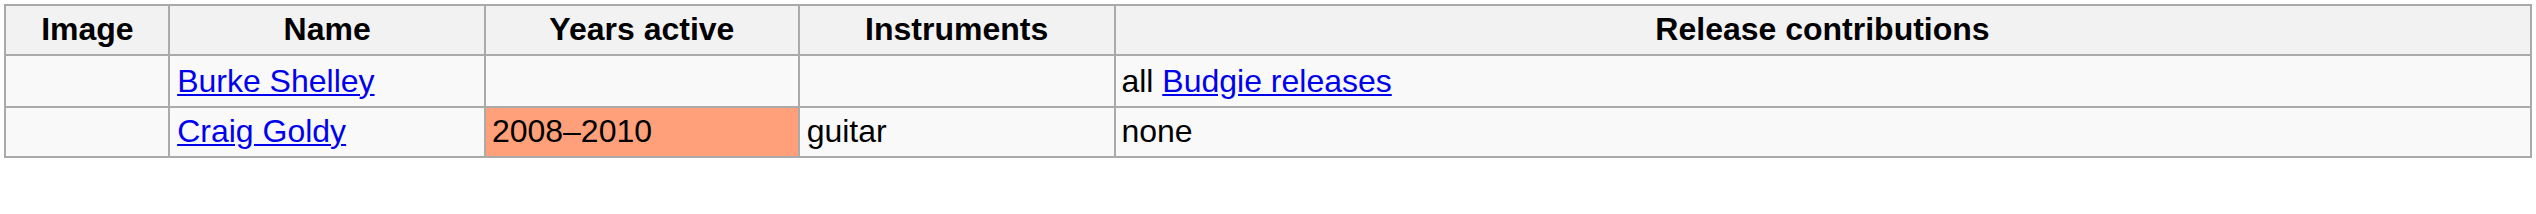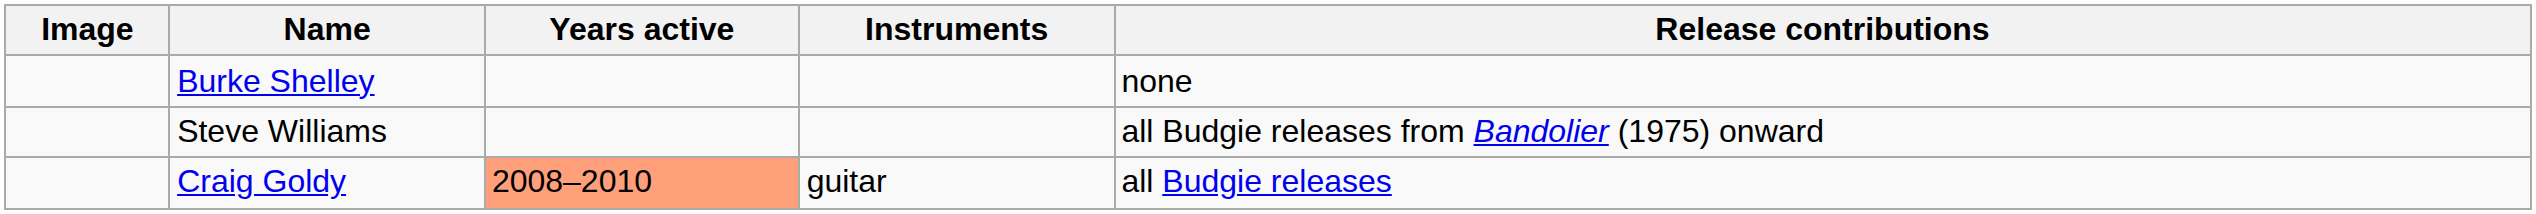(1257, 80) all Budgie releases -> (1157, 80) none
+ row: (282, 131)
(1157, 131) none -> (1257, 182) all Budgie releases
